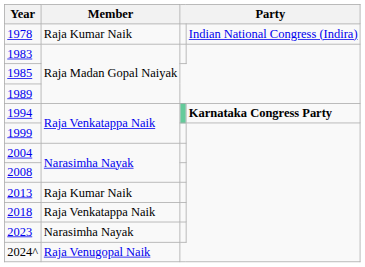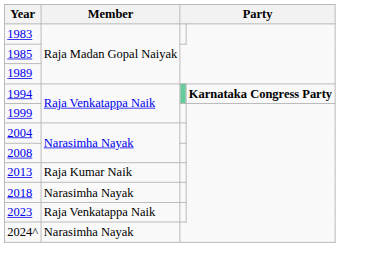- row: (20, 34)
(100, 212) Raja Venkatappa Naik -> (89, 192) Narasimha Nayak
(89, 232) Narasimha Nayak -> (100, 212) Raja Venkatappa Naik
(97, 251) Raja Venugopal Naik -> (89, 232) Narasimha Nayak
